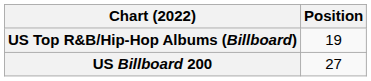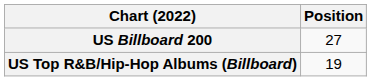rows swapped: (152, 64) <-> (152, 40)
